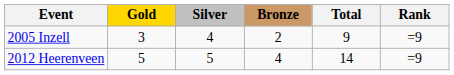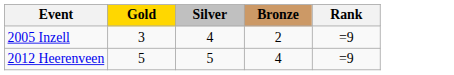- column: (346, 15)
